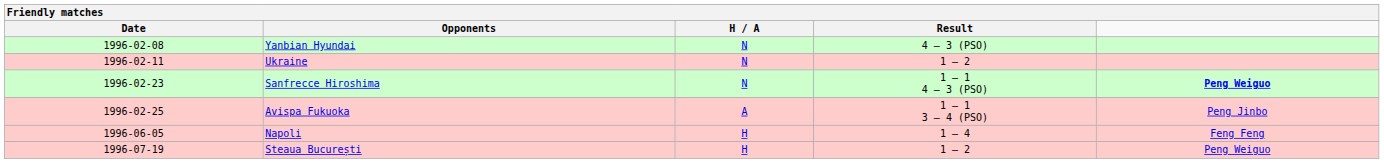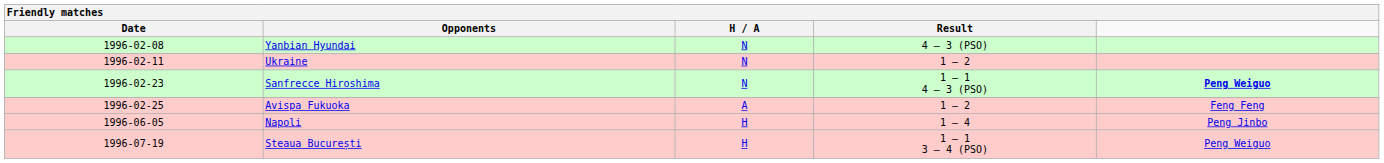(955, 111) 1 – 1 3 – 4 (PSO) -> (955, 106) 1 – 2
(1237, 111) Peng Jinbo -> (1237, 106) Feng Feng
(1237, 134) Feng Feng -> (1237, 122) Peng Jinbo
(955, 150) 1 – 2 -> (955, 144) 1 – 1 3 – 4 (PSO)
